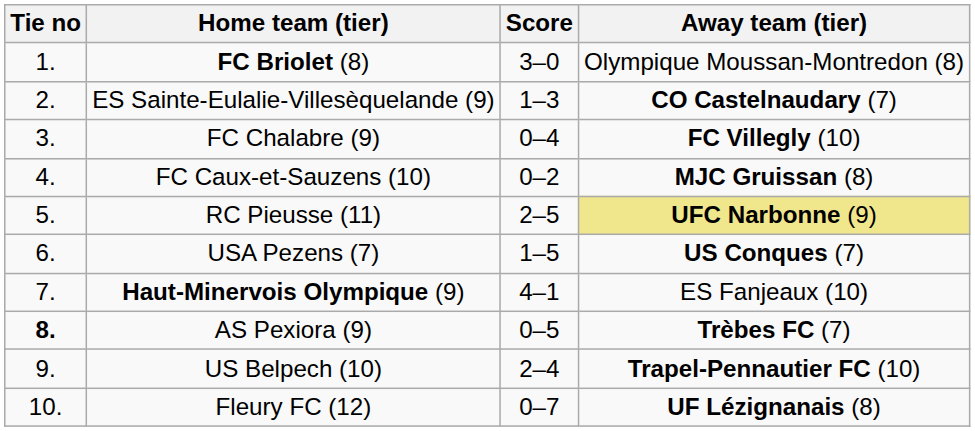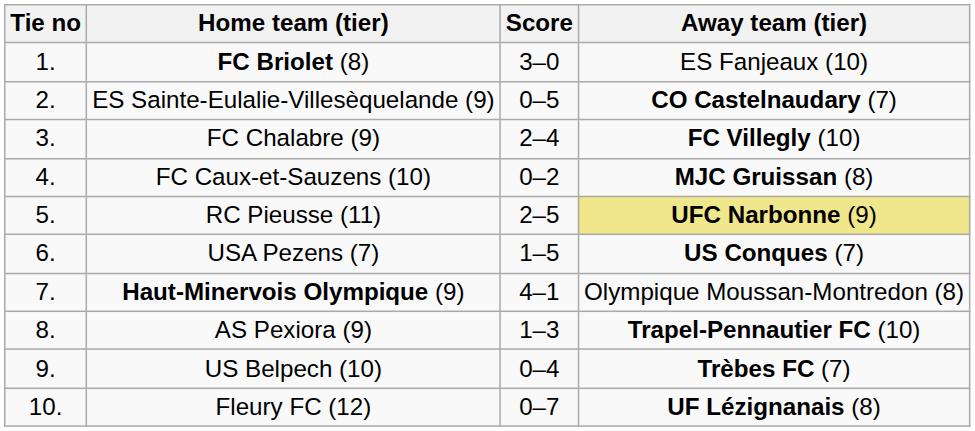(774, 61) Olympique Moussan-Montredon (8) -> (774, 61) ES Fanjeaux (10)
(539, 100) 1–3 -> (539, 100) 0–5
(539, 138) 0–4 -> (539, 138) 2–4
(774, 291) ES Fanjeaux (10) -> (774, 291) Olympique Moussan-Montredon (8)
(46, 330) bold -> (46, 330) normal
(539, 330) 0–5 -> (539, 330) 1–3
(774, 330) Trèbes FC (7) -> (774, 330) Trapel-Pennautier FC (10)
(539, 368) 2–4 -> (539, 368) 0–4
(774, 368) Trapel-Pennautier FC (10) -> (774, 368) Trèbes FC (7)
